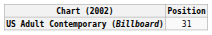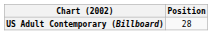(187, 24) 31 -> (187, 24) 28
